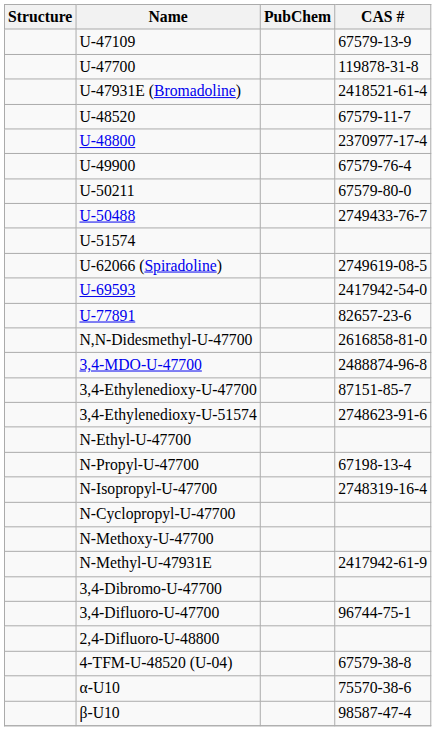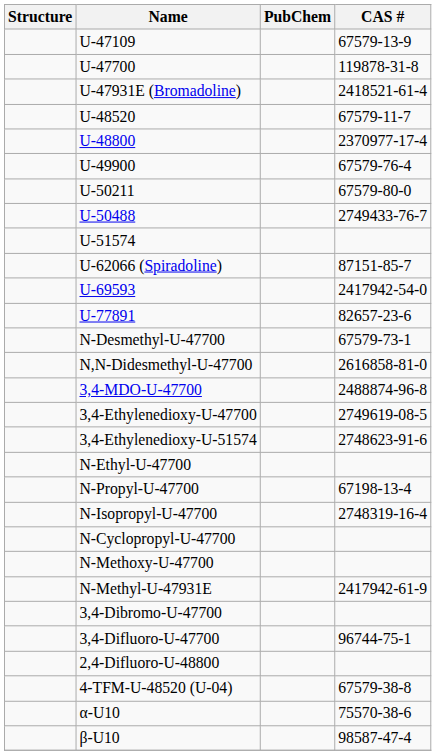(383, 265) 2749619-08-5 -> (375, 265) 87151-85-7
+ row: (152, 340)
(375, 389) 87151-85-7 -> (383, 414) 2749619-08-5
